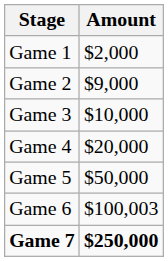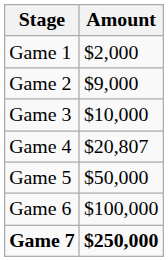(116, 146) $20,000 -> (116, 146) $20,807
(121, 209) $100,003 -> (121, 209) $100,000
